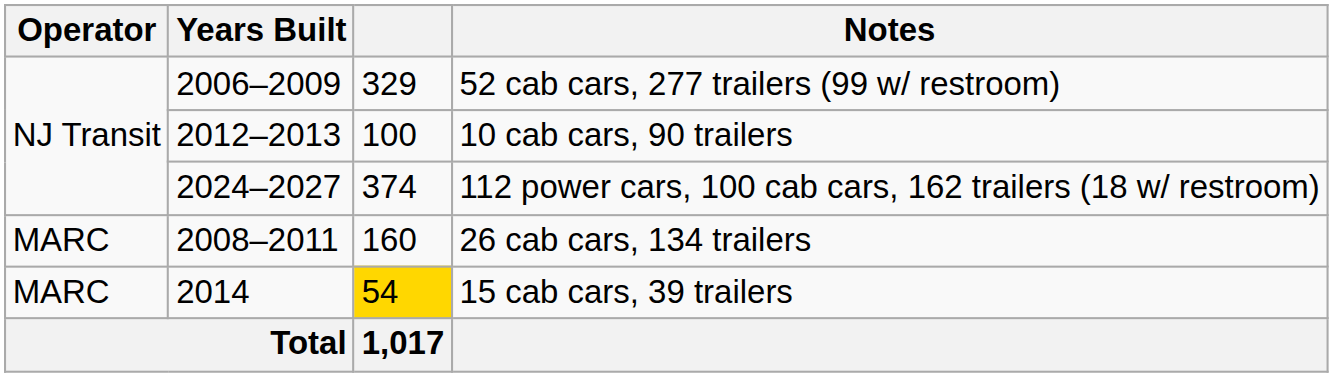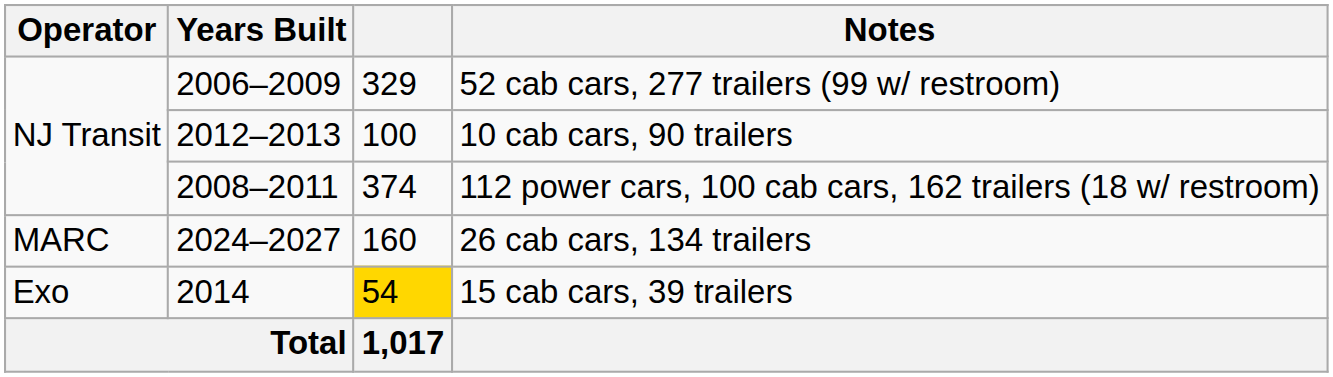(259, 187) 2024–2027 -> (257, 187) 2008–2011
(257, 239) 2008–2011 -> (259, 239) 2024–2027
(61, 291) MARC -> (41, 291) Exo
